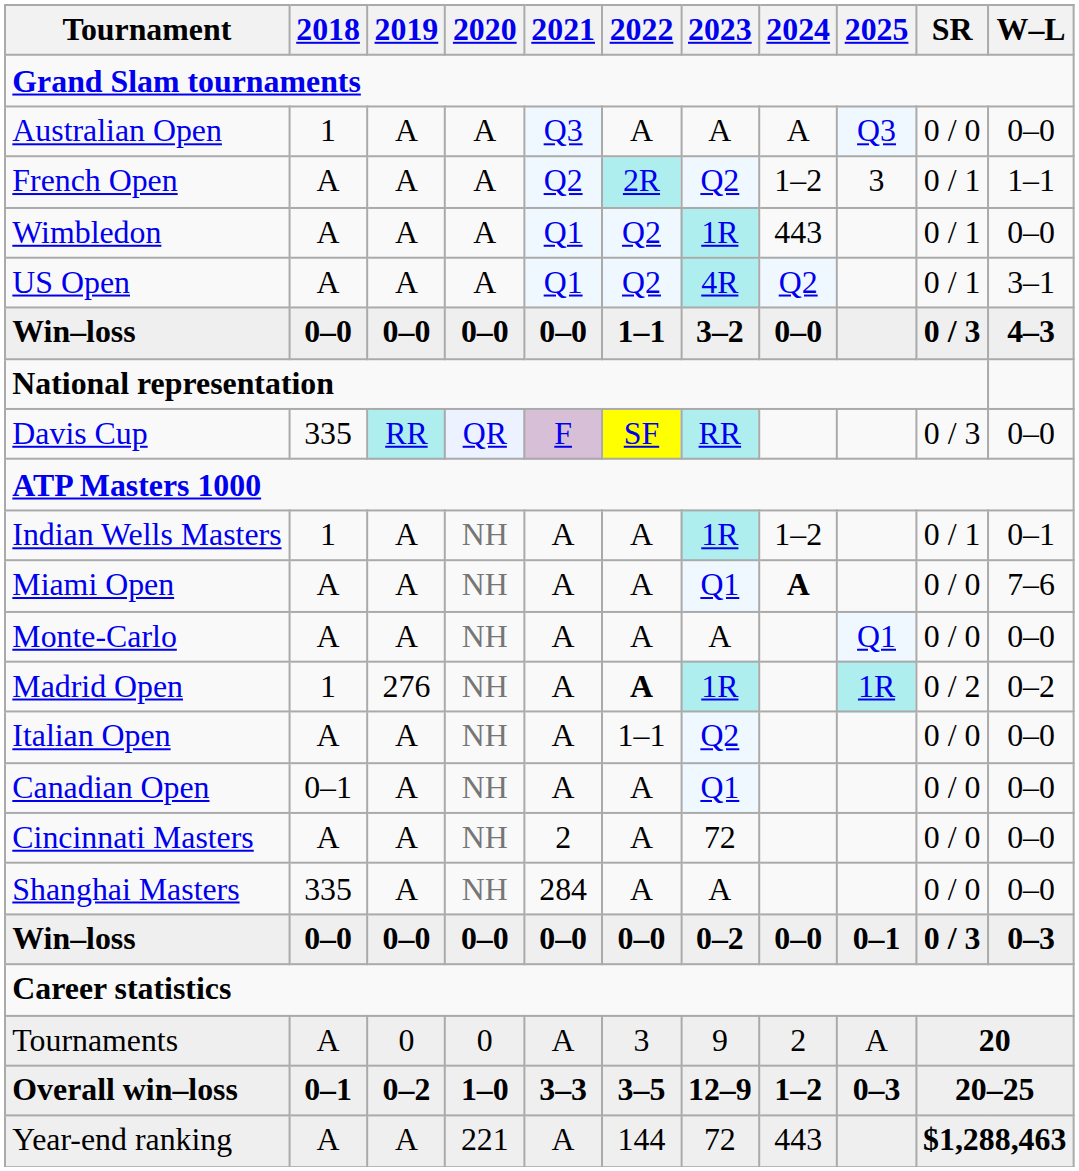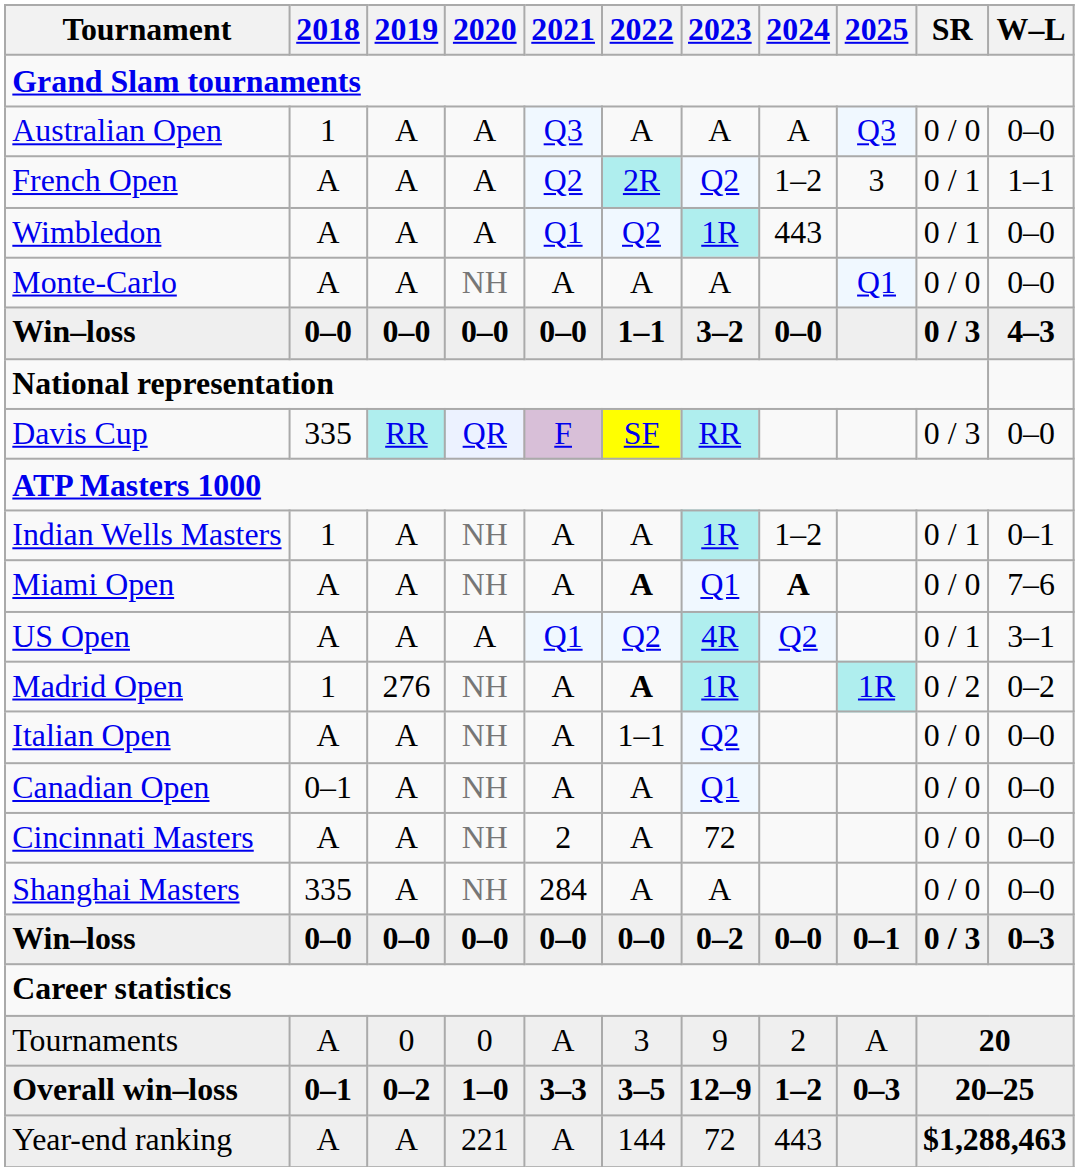rows swapped: (71, 282) <-> (95, 635)
(641, 585) normal -> (641, 585) bold
